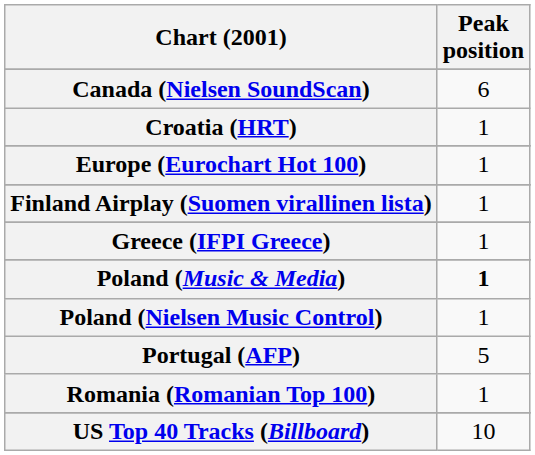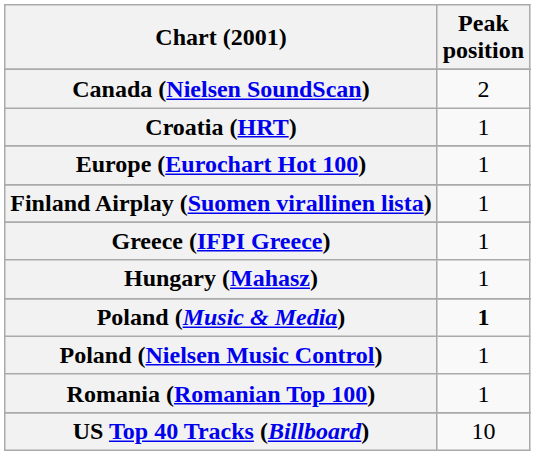(483, 88) 6 -> (483, 88) 2
+ row: (221, 278)
- row: (221, 355)
